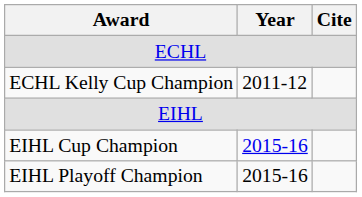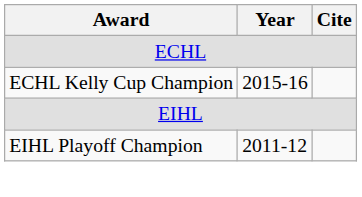(275, 82) 2011-12 -> (275, 82) 2015-16
- row: (94, 144)
(275, 176) 2015-16 -> (275, 144) 2011-12
